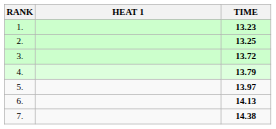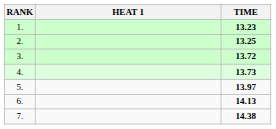(246, 72) 13.79 -> (246, 72) 13.73
